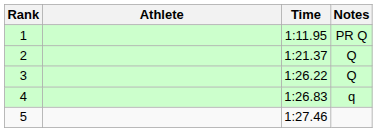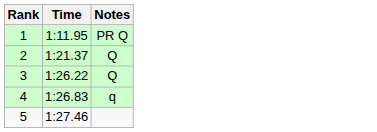- column: (162, 14)
